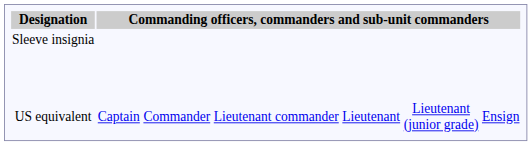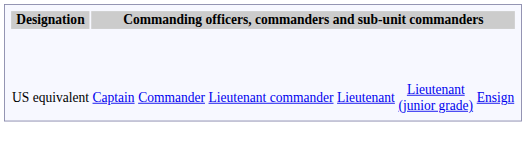- row: (53, 39)
